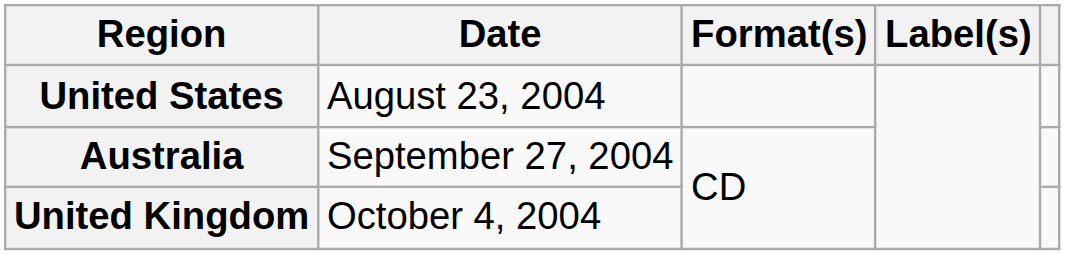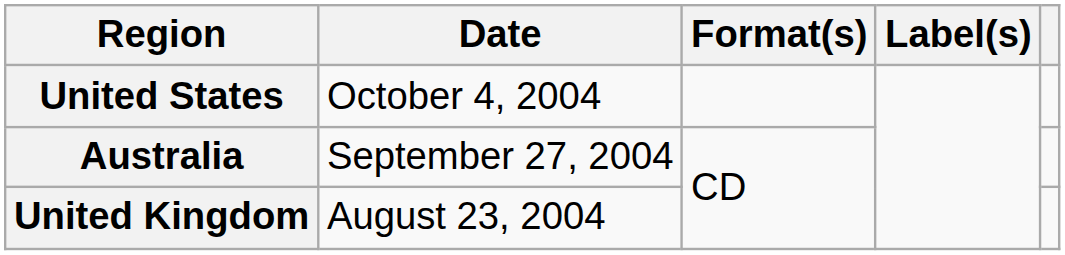(466, 95) August 23, 2004 -> (464, 95) October 4, 2004
(464, 216) October 4, 2004 -> (466, 216) August 23, 2004
